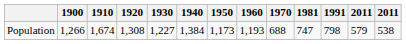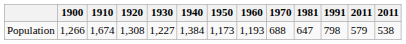(305, 30) 747 -> (305, 30) 647
